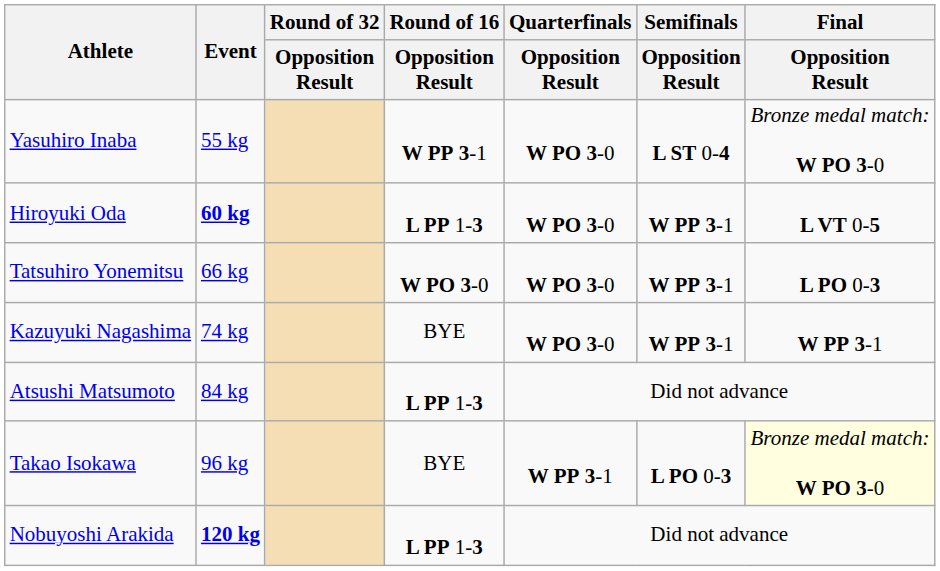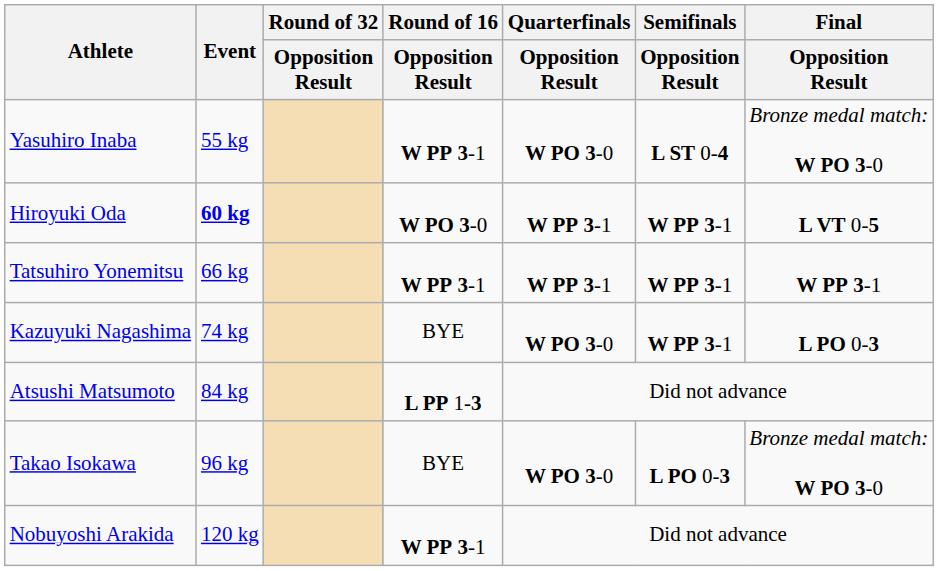(444, 225) L PP 1-3 -> (443, 225) W PO 3-0
(570, 225) W PO 3-0 -> (569, 225) W PP 3-1
(444, 285) W PO 3-0 -> (443, 285) W PP 3-1
(570, 285) W PO 3-0 -> (569, 285) W PP 3-1
(840, 285) L PO 0-3 -> (839, 285) W PP 3-1
(840, 344) W PP 3-1 -> (839, 344) L PO 0-3
(570, 475) W PP 3-1 -> (569, 475) W PO 3-0
(840, 463) lightyellow background -> (839, 463) no background
(230, 535) bold -> (230, 535) normal
(444, 547) L PP 1-3 -> (443, 547) W PP 3-1
